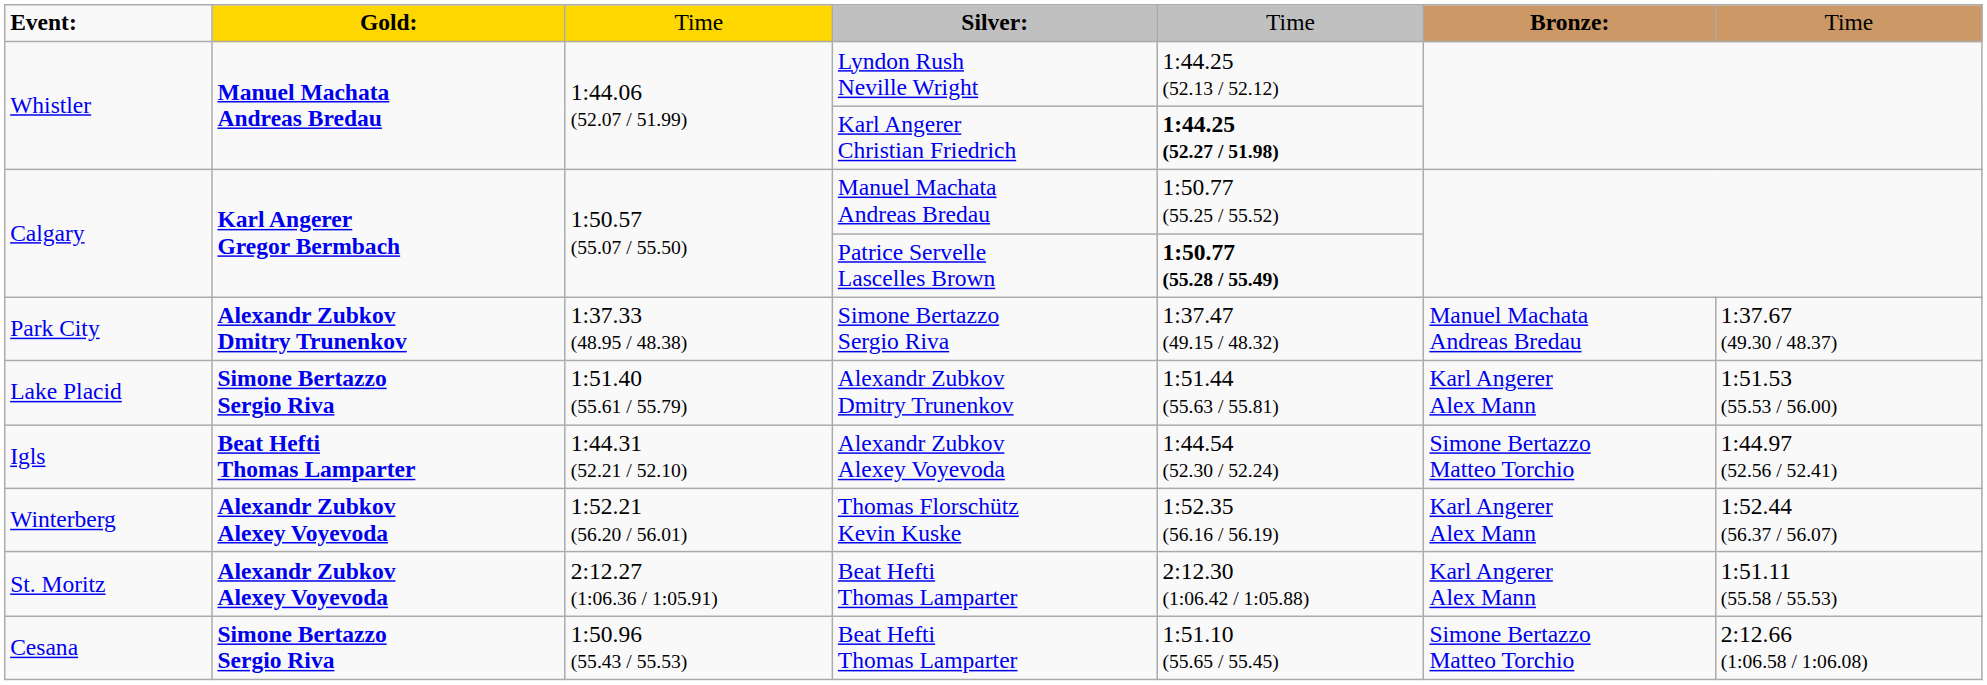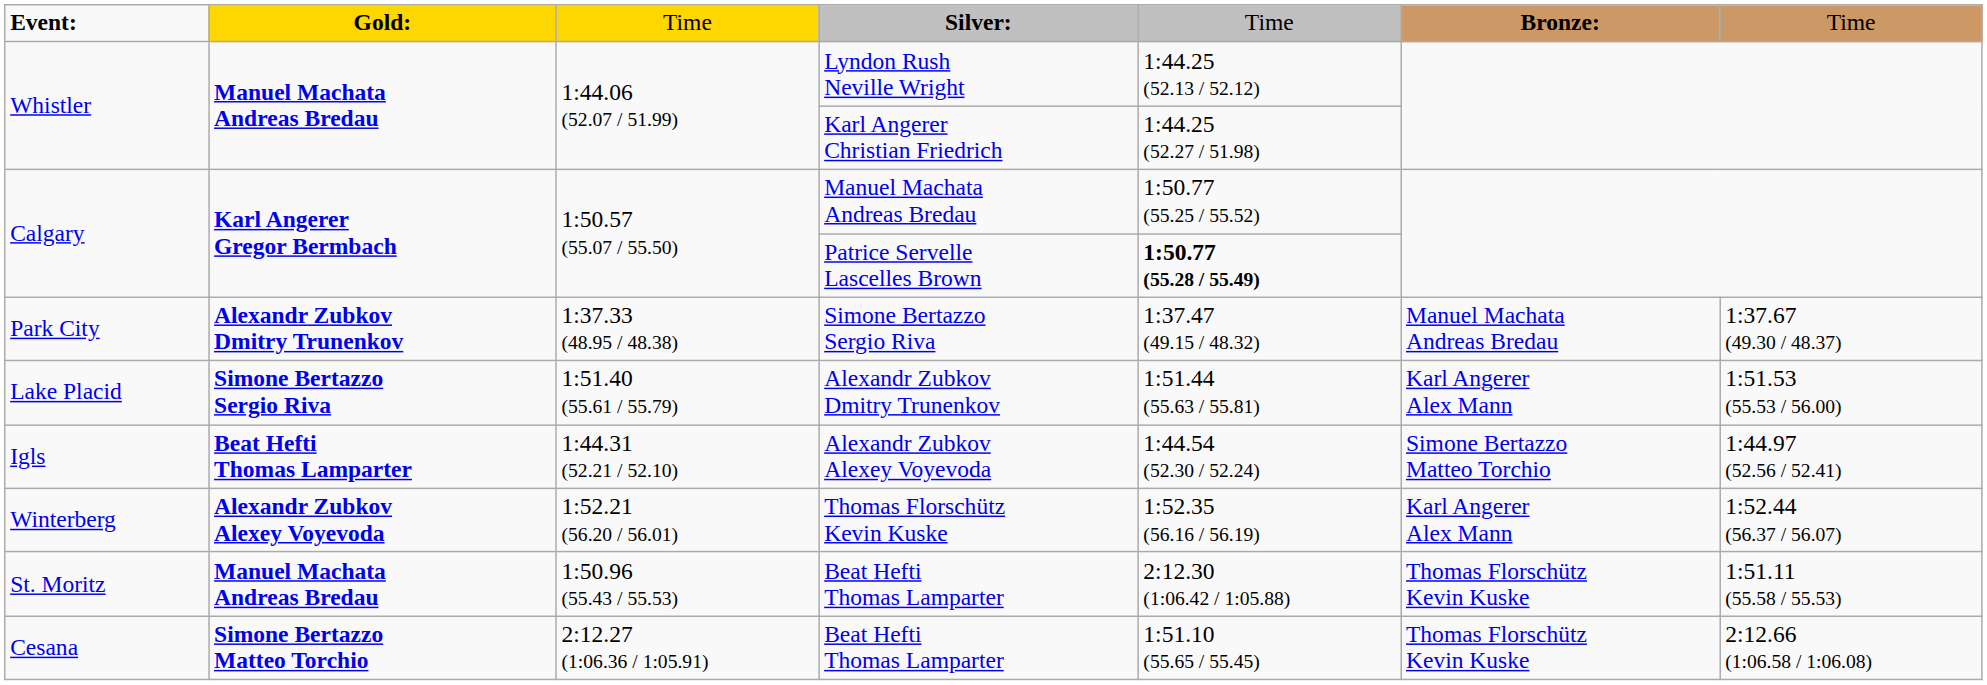(1221, 137) bold -> (1202, 137) normal
(306, 583) Alexandr Zubkov Alexey Voyevoda -> (300, 583) Manuel Machata Andreas Bredau
(644, 583) 2:12.27 (1:06.36 / 1:05.91) -> (620, 583) 1:50.96 (55.43 / 55.53)
(1491, 583) Karl Angerer Alex Mann -> (1496, 583) Thomas Florschütz Kevin Kuske
(302, 647) Simone Bertazzo Sergio Riva -> (299, 647) Simone Bertazzo Matteo Torchio
(629, 647) 1:50.96 (55.43 / 55.53) -> (635, 647) 2:12.27 (1:06.36 / 1:05.91)
(1510, 647) Simone Bertazzo Matteo Torchio -> (1496, 647) Thomas Florschütz Kevin Kuske
